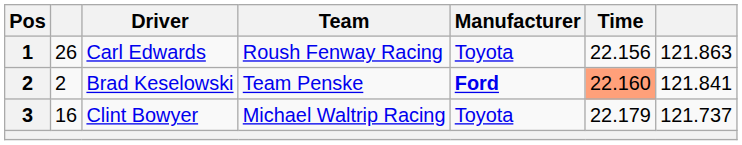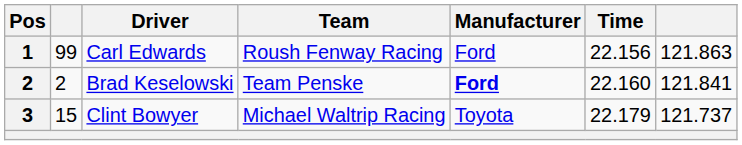(66, 52) 26 -> (66, 52) 99
(484, 52) Toyota -> (475, 52) Ford
(620, 84) lightsalmon background -> (620, 84) no background
(66, 115) 16 -> (66, 115) 15
